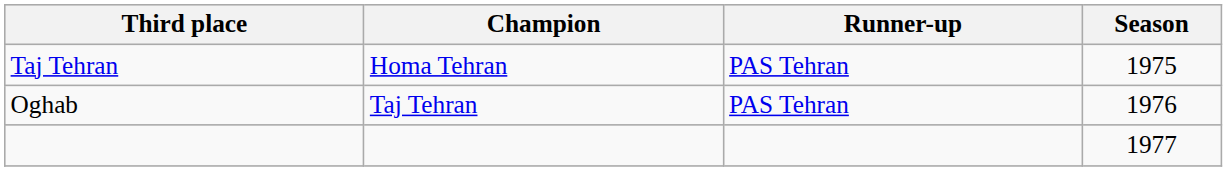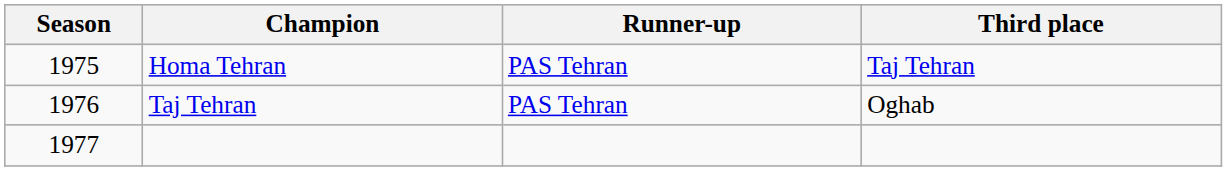columns swapped: (1152, 24) <-> (184, 24)
